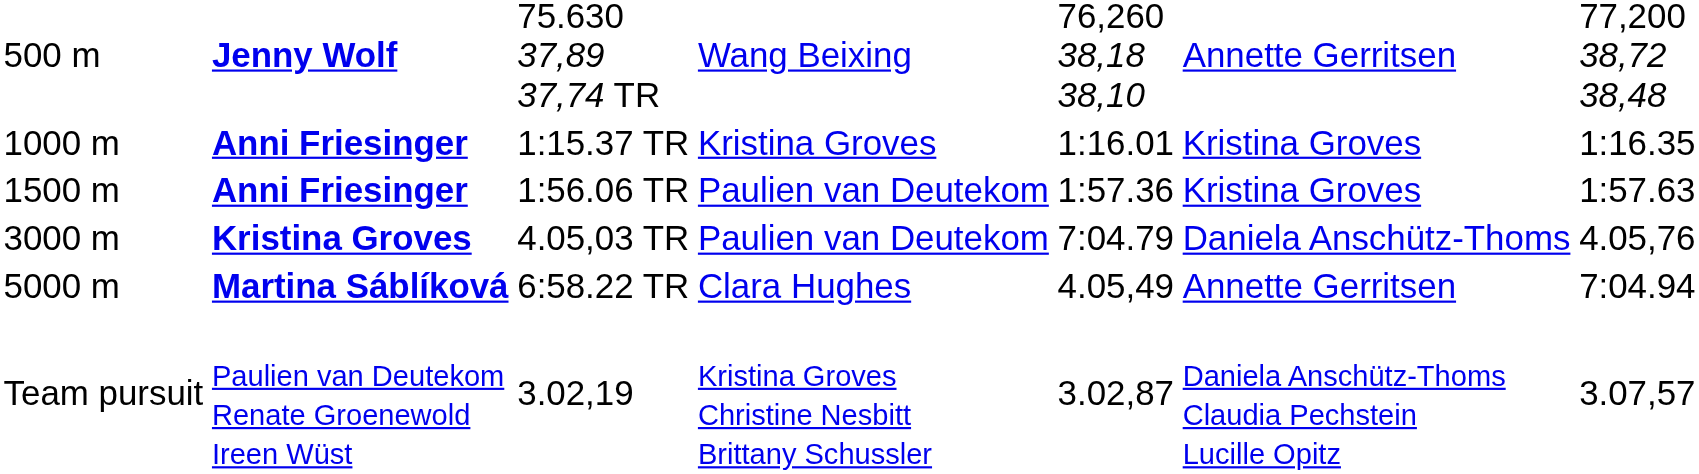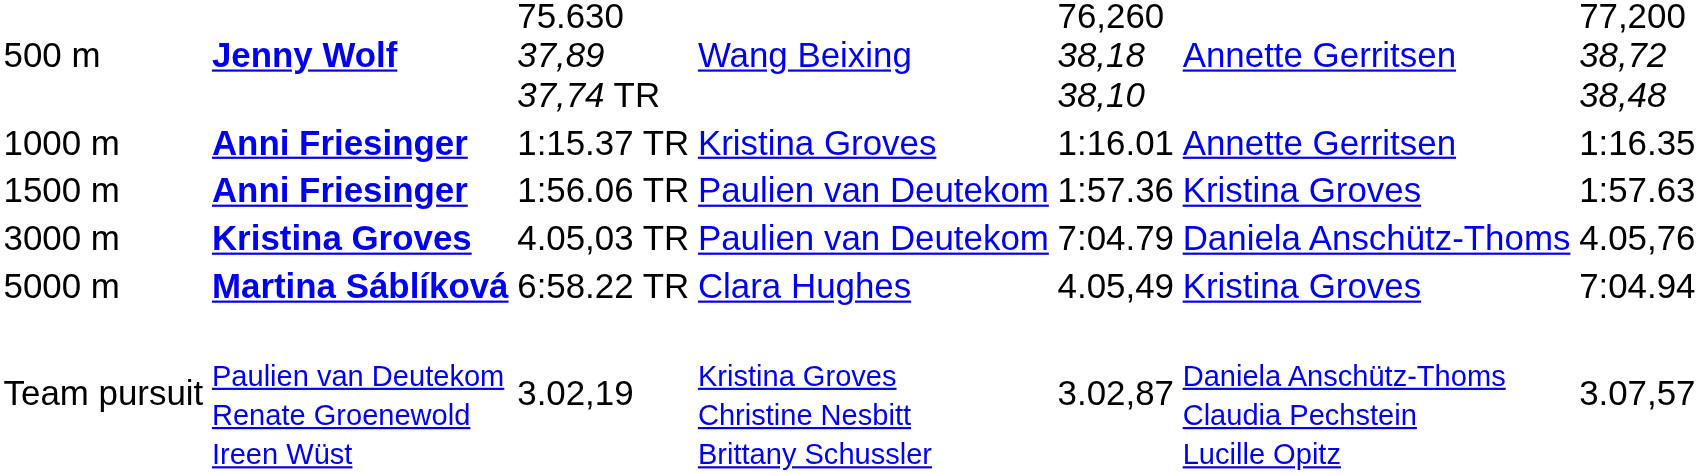(1302, 143) Kristina Groves -> (1319, 143) Annette Gerritsen
(1319, 286) Annette Gerritsen -> (1302, 286) Kristina Groves
